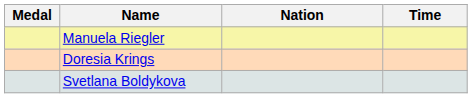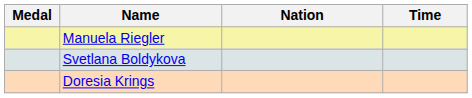rows swapped: (124, 82) <-> (109, 60)
